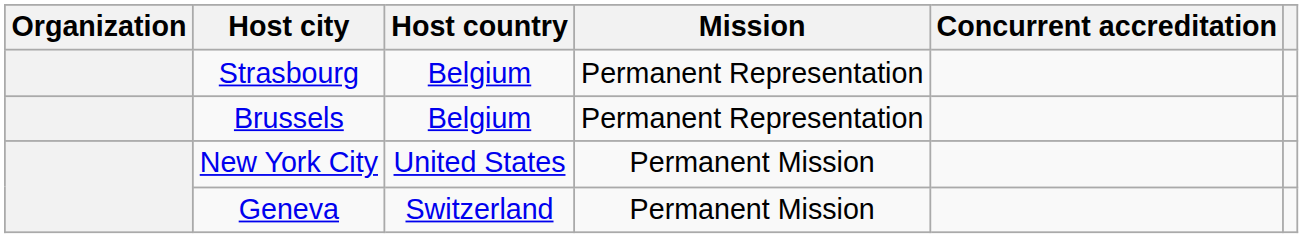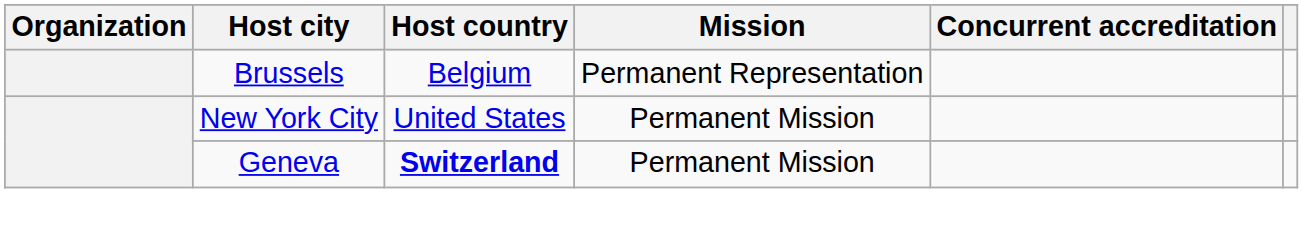- row: (289, 72)
(480, 208) normal -> (479, 163) bold
